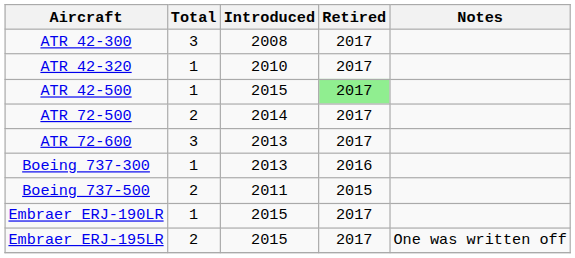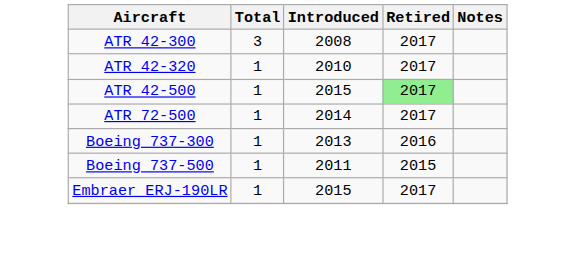(194, 116) 2 -> (258, 116) 1
- row: (86, 141)
(194, 191) 2 -> (258, 166) 1
- row: (86, 240)
